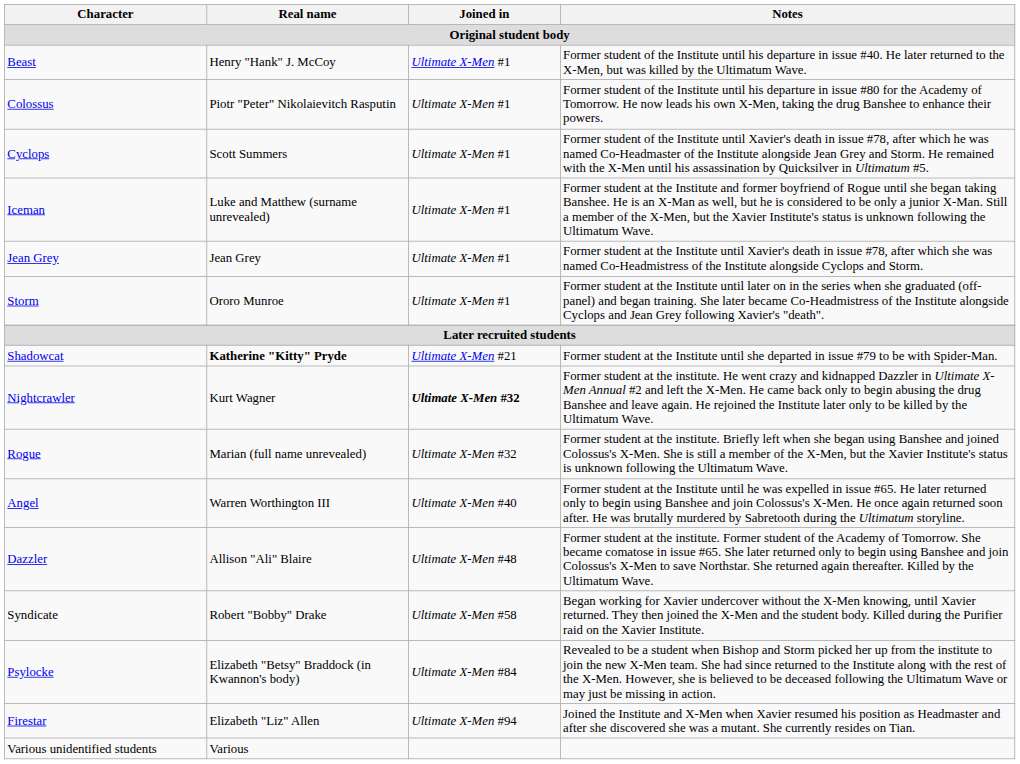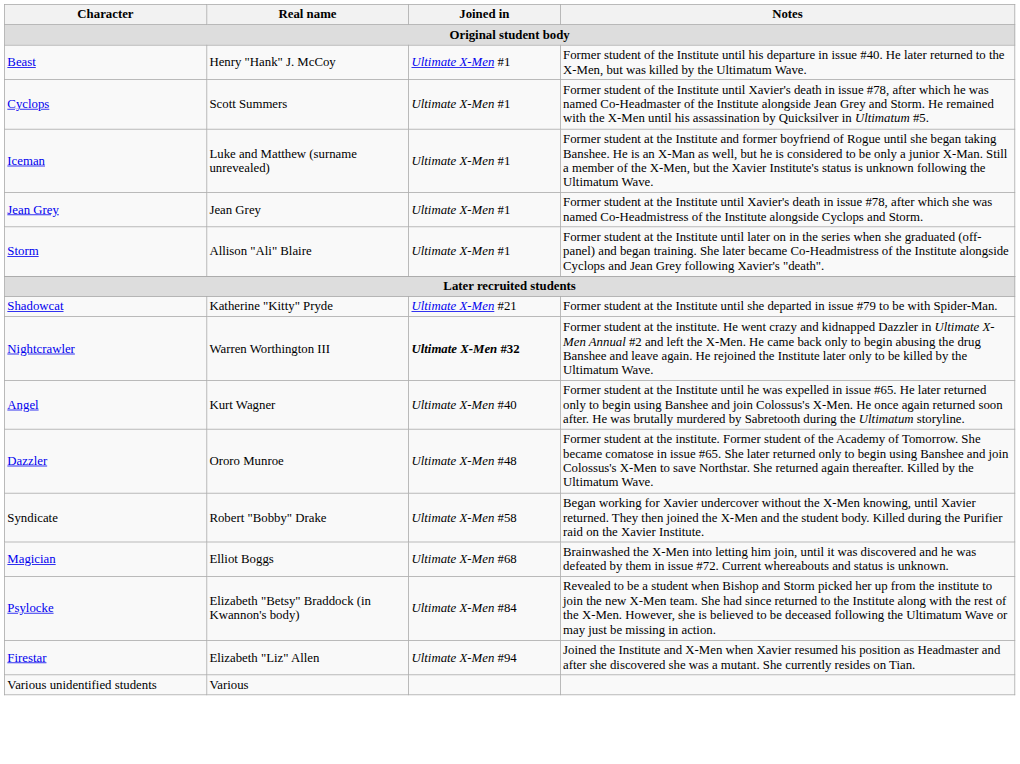- row: (30, 104)
(247, 300) Ororo Munroe -> (261, 251) Allison "Ali" Blaire
(278, 355) bold -> (271, 306) normal
(242, 397) Kurt Wagner -> (270, 348) Warren Worthington III
- row: (24, 453)
(270, 503) Warren Worthington III -> (242, 404) Kurt Wagner
(261, 559) Allison "Ali" Blaire -> (247, 461) Ororo Munroe
+ row: (32, 559)
